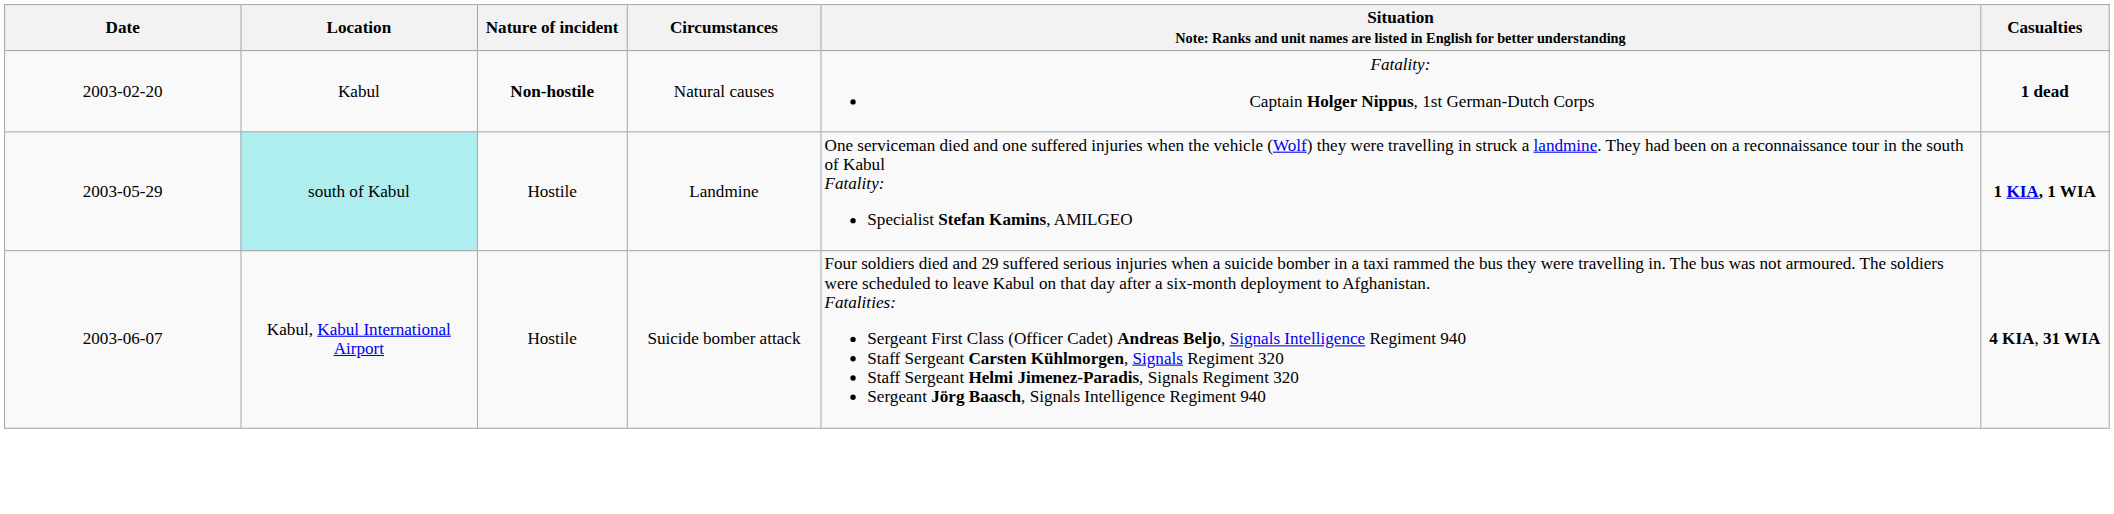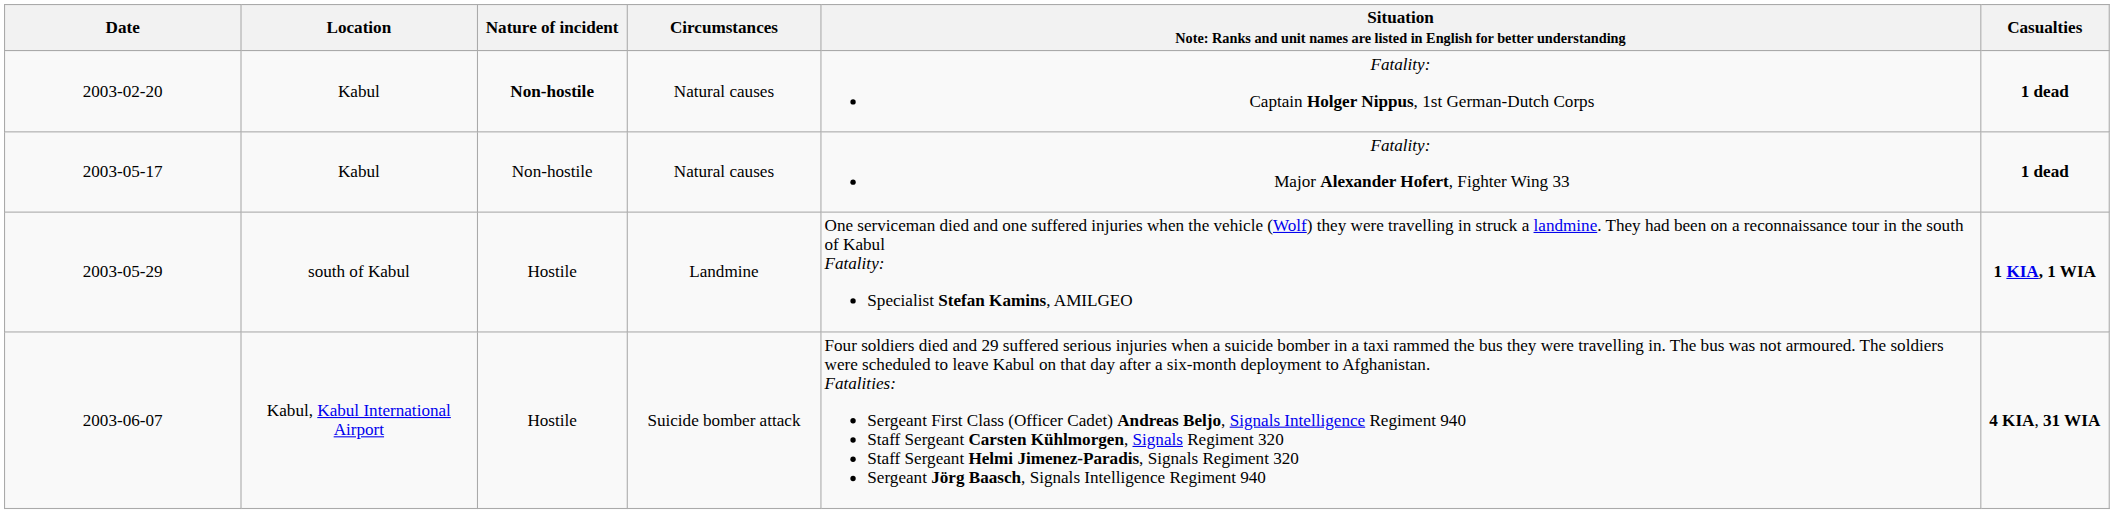+ row: (123, 171)
(359, 191) paleturquoise background -> (359, 271) no background
